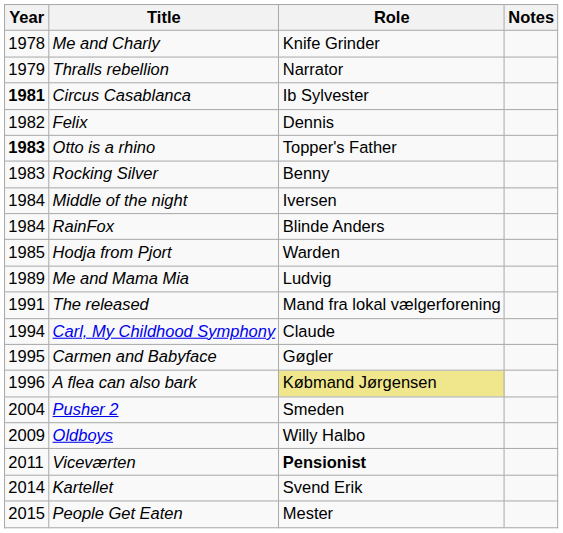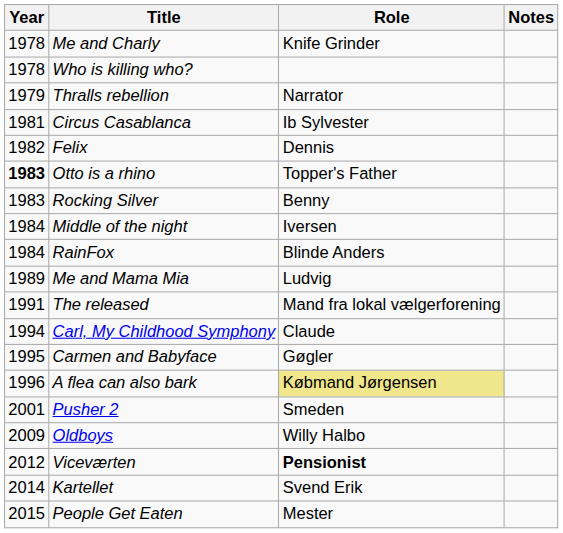+ row: (123, 69)
(27, 95) bold -> (27, 122) normal
- row: (112, 252)
(27, 409) 2004 -> (27, 409) 2001
(26, 461) 2011 -> (27, 461) 2012
